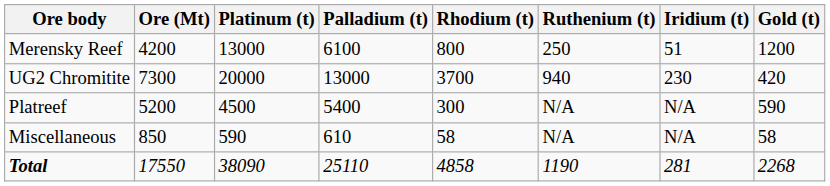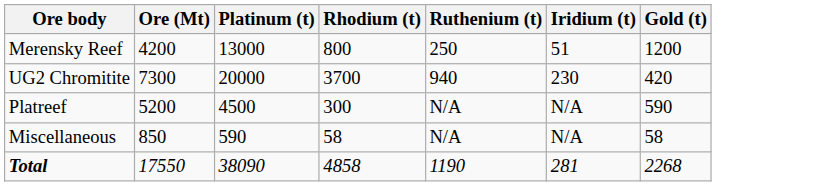- column: (376, 19)
